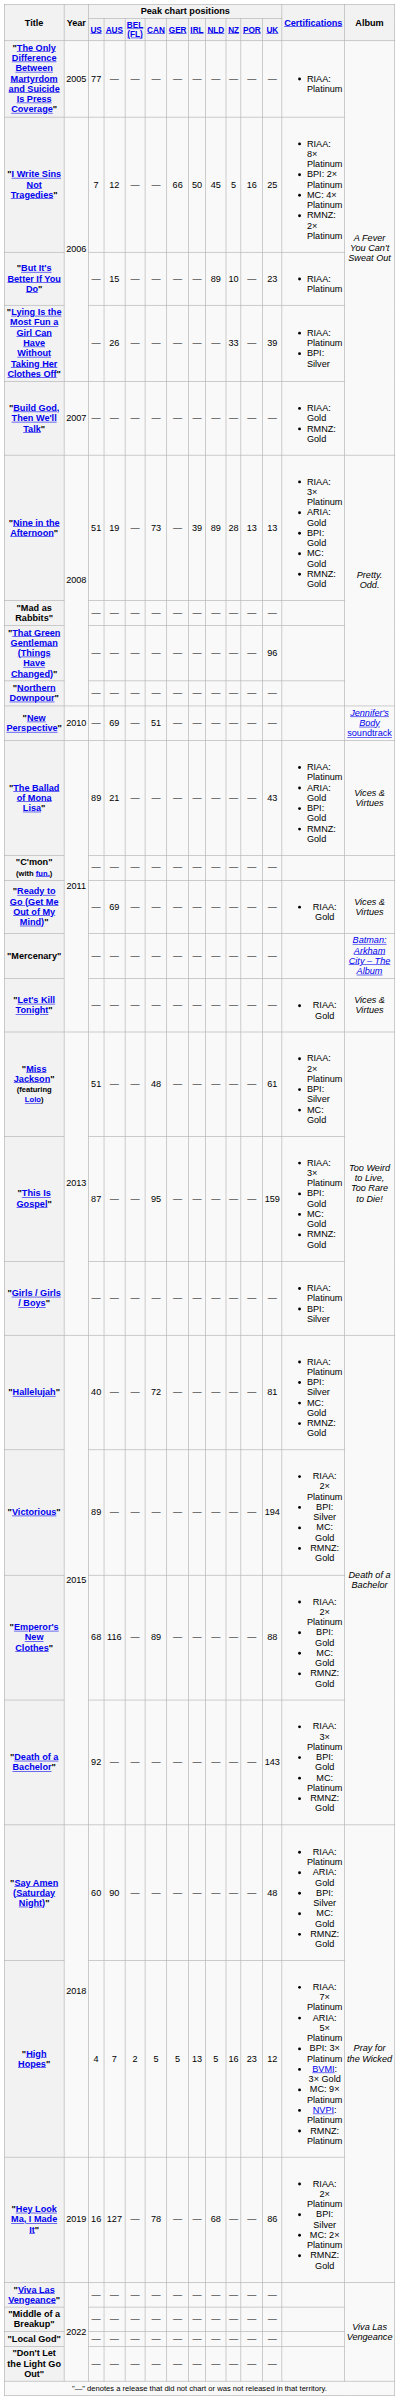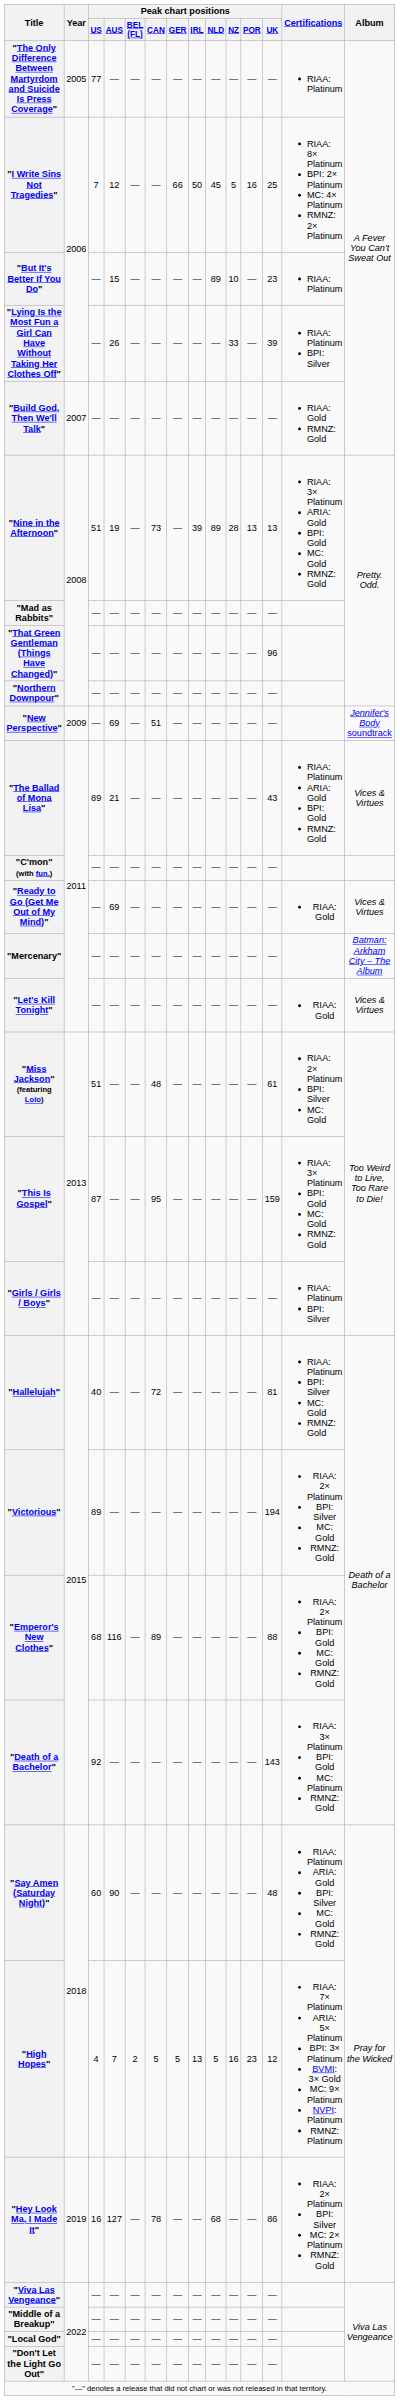(76, 723) 2010 -> (76, 723) 2009
